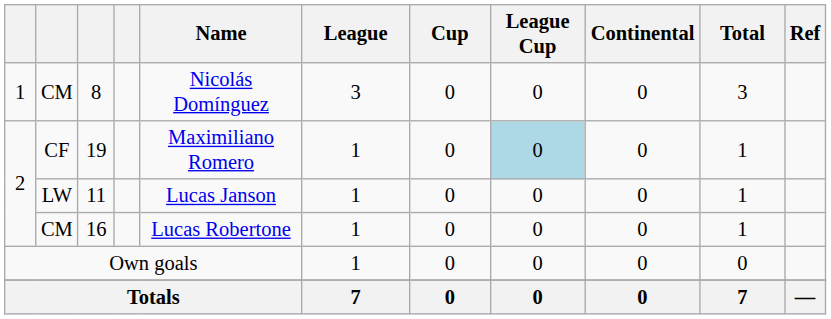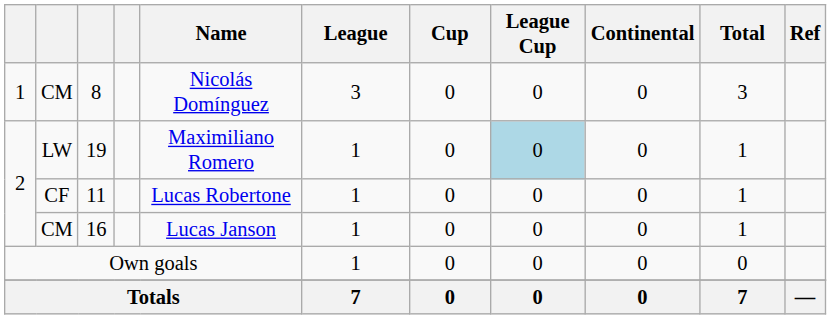(57, 150) CF -> (57, 150) LW
(57, 196) LW -> (57, 196) CF
(221, 196) Lucas Janson -> (221, 196) Lucas Robertone
(221, 229) Lucas Robertone -> (221, 229) Lucas Janson
